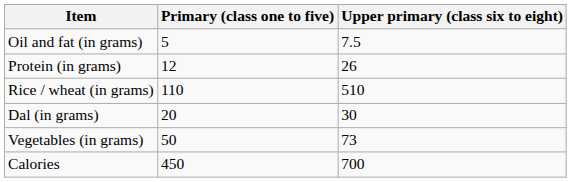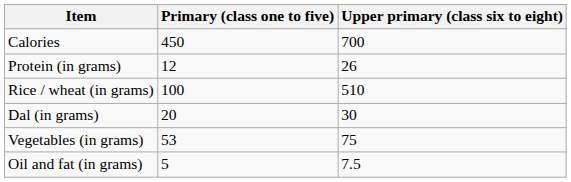rows swapped: (34, 164) <-> (75, 41)
(172, 90) 110 -> (173, 90) 100
(169, 139) 50 -> (169, 139) 53
(349, 139) 73 -> (349, 139) 75
